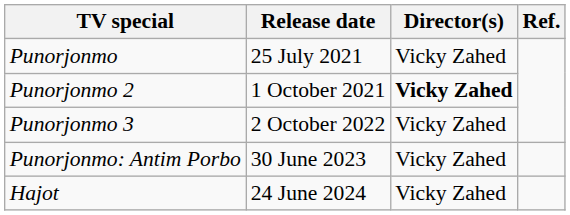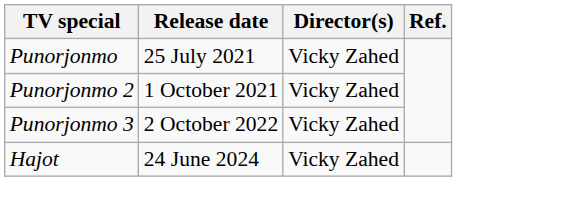(454, 90) bold -> (344, 90) normal
- row: (125, 158)
